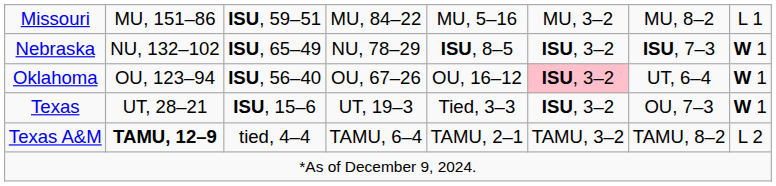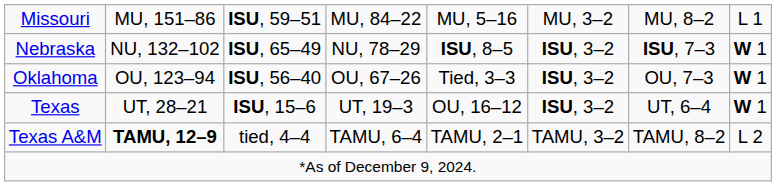(477, 78) OU, 16–12 -> (477, 78) Tied, 3–3
(578, 78) pink background -> (578, 78) no background
(679, 78) UT, 6–4 -> (679, 78) OU, 7–3
(477, 107) Tied, 3–3 -> (477, 107) OU, 16–12
(679, 107) OU, 7–3 -> (679, 107) UT, 6–4
